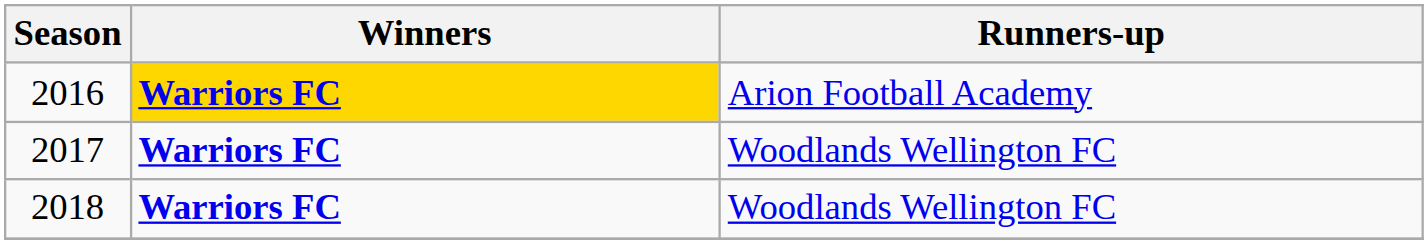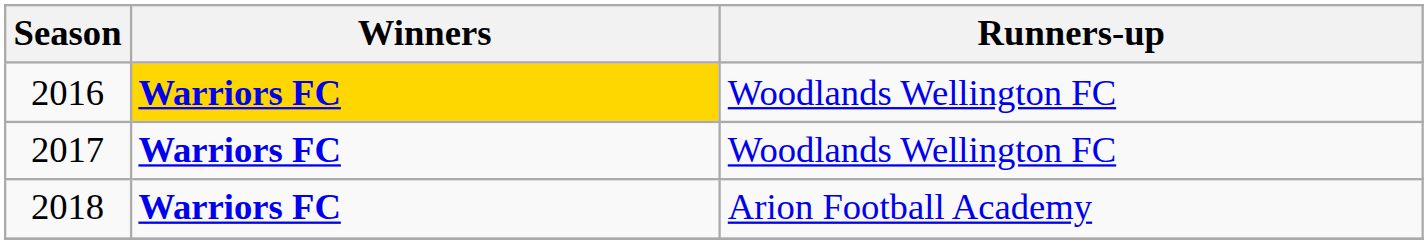(910, 91) Arion Football Academy -> (922, 91) Woodlands Wellington FC
(922, 207) Woodlands Wellington FC -> (910, 207) Arion Football Academy
